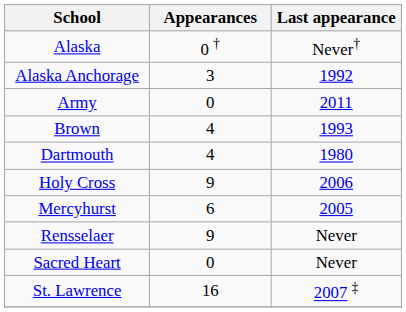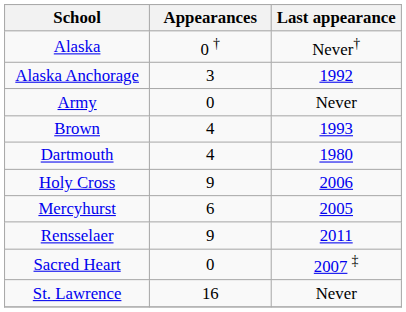(336, 102) 2011 -> (336, 102) Never
(336, 235) Never -> (336, 235) 2011
(336, 262) Never -> (336, 264) 2007 ‡
(336, 291) 2007 ‡ -> (336, 293) Never
